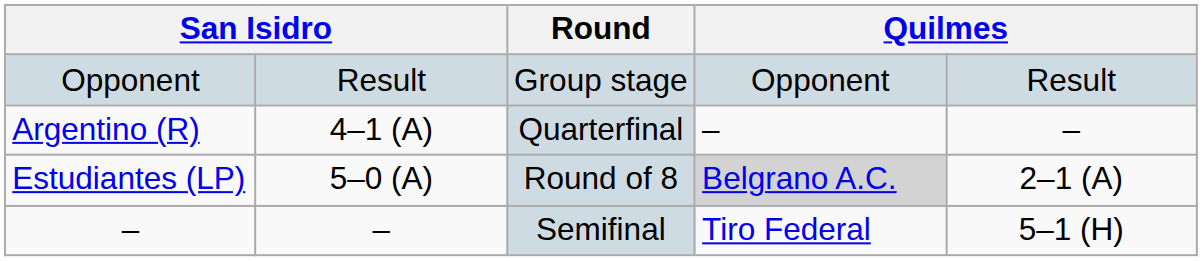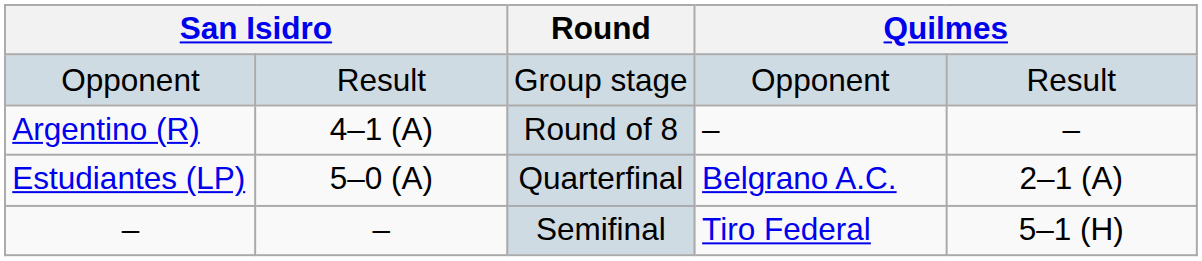(601, 129) Quarterfinal -> (601, 129) Round of 8
(601, 179) Round of 8 -> (601, 179) Quarterfinal
(799, 179) lightgrey background -> (799, 179) no background
